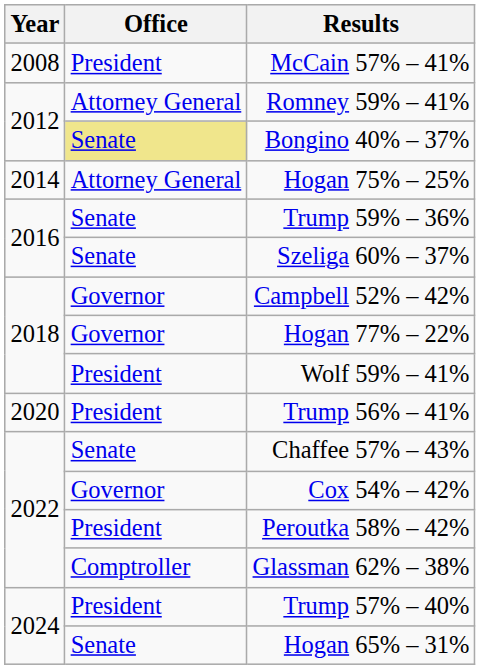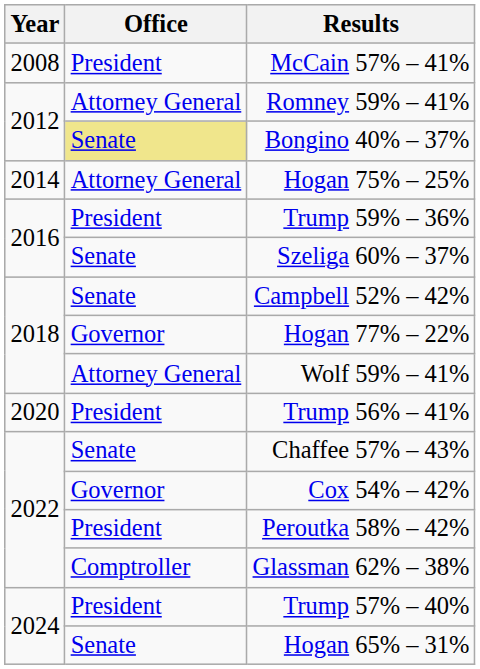(103, 218) Senate -> (116, 218) President
(118, 295) Governor -> (103, 295) Senate
(116, 373) President -> (156, 373) Attorney General
